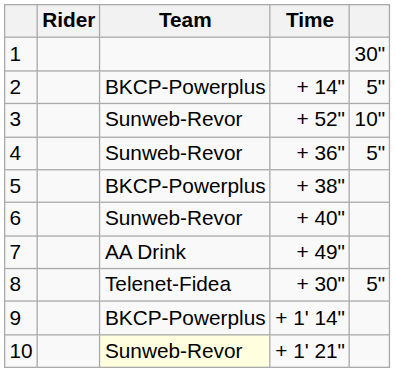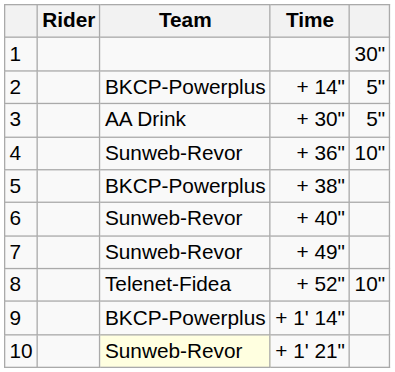(174, 119) Sunweb-Revor -> (145, 119) AA Drink
(321, 119) + 52" -> (321, 119) + 30"
(370, 119) 10" -> (376, 119) 5"
(376, 152) 5" -> (370, 152) 10"
(145, 251) AA Drink -> (174, 251) Sunweb-Revor
(321, 284) + 30" -> (321, 284) + 52"
(376, 284) 5" -> (370, 284) 10"
